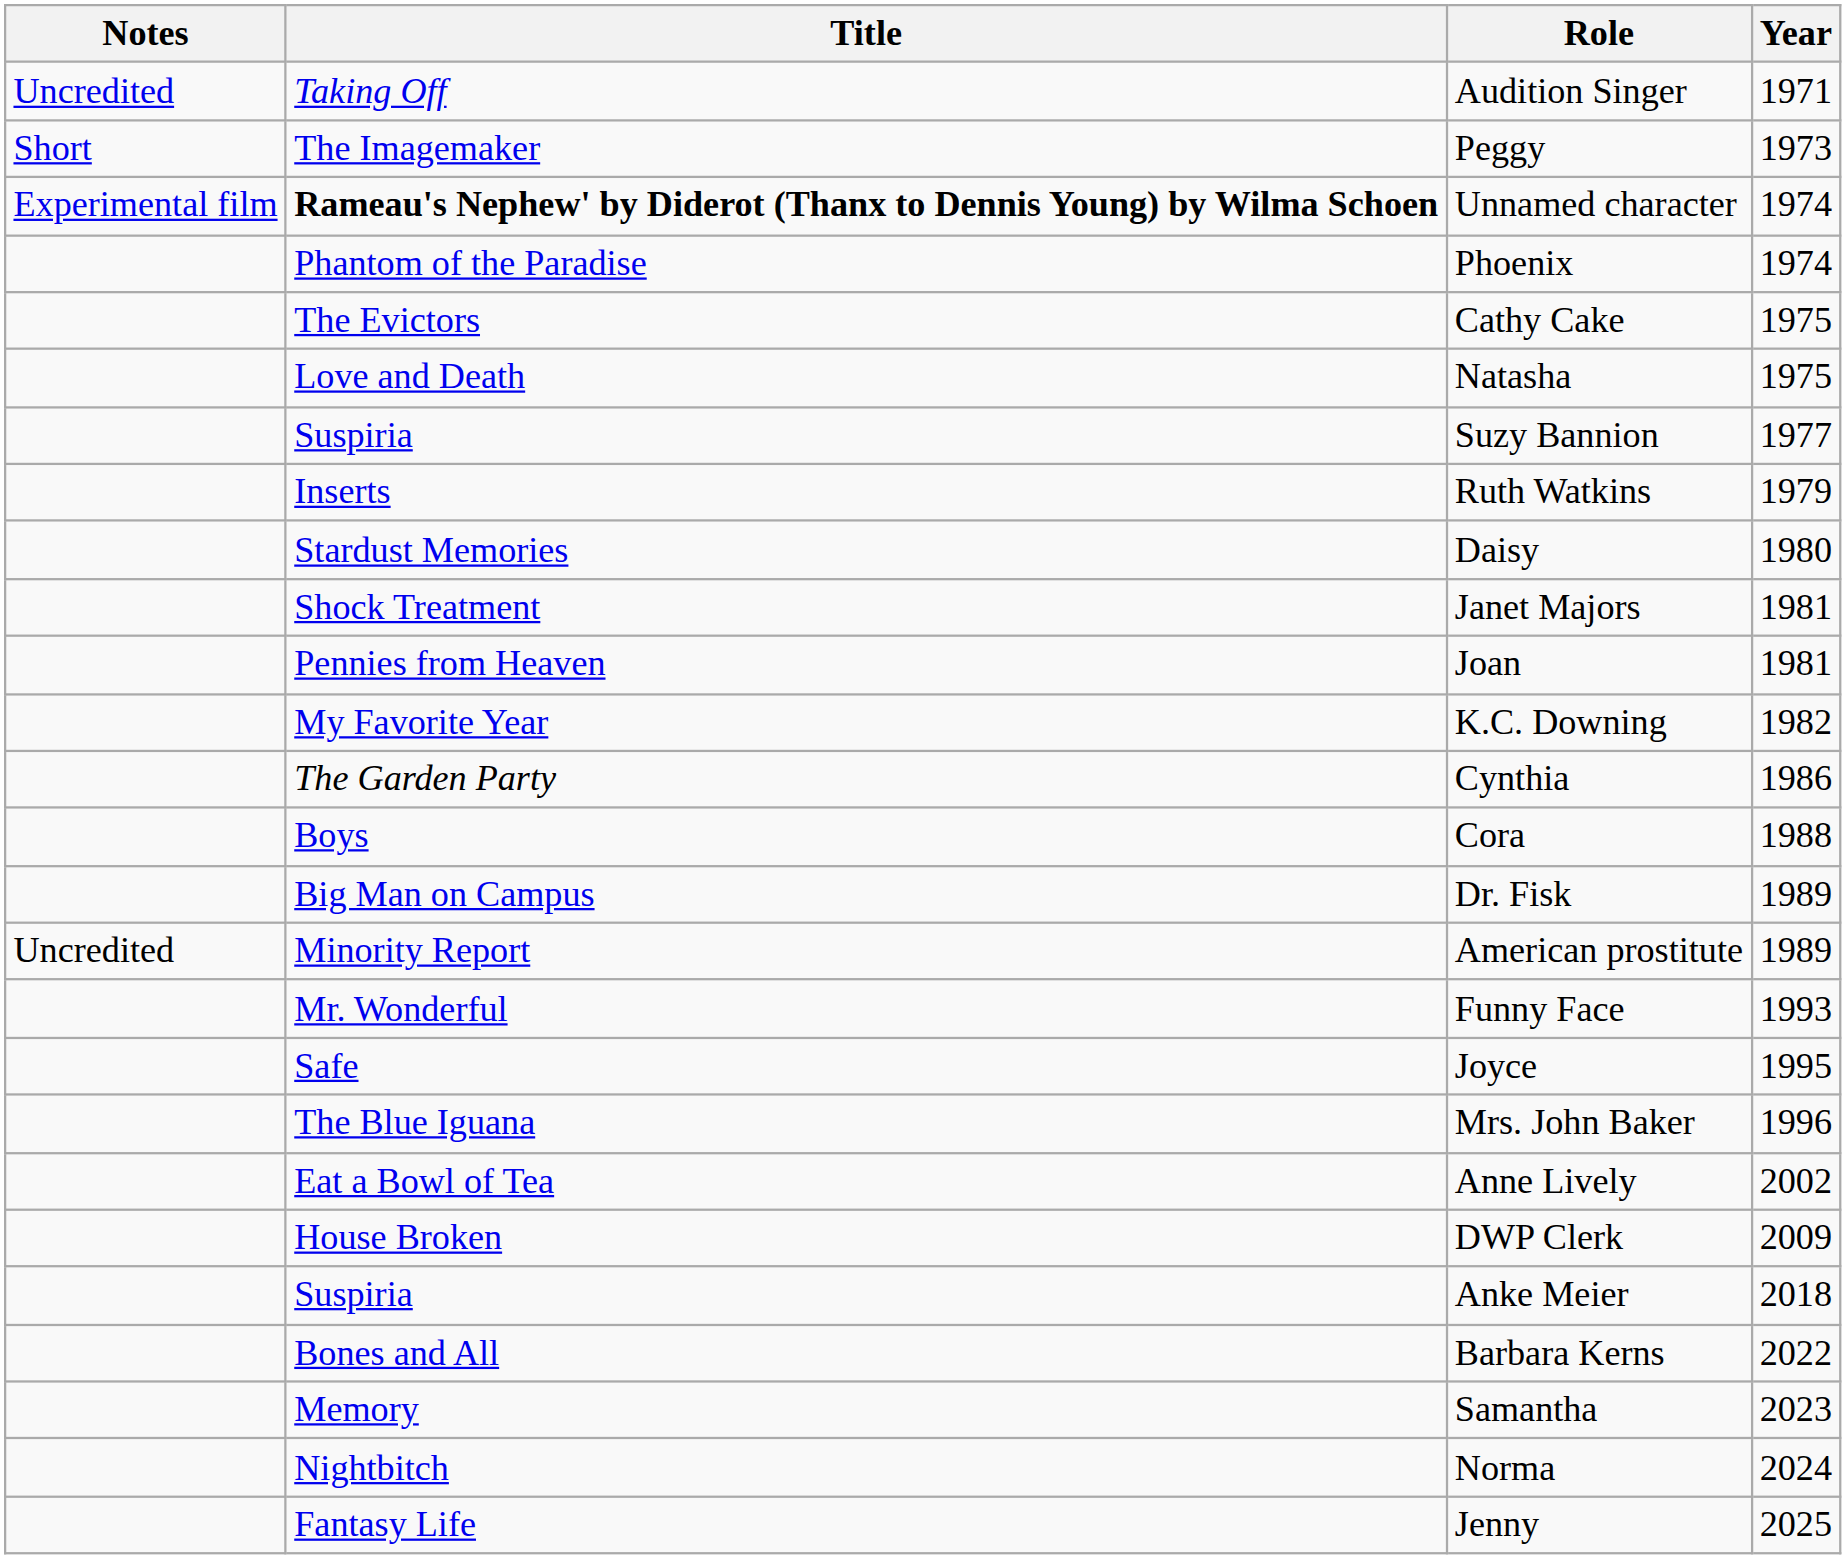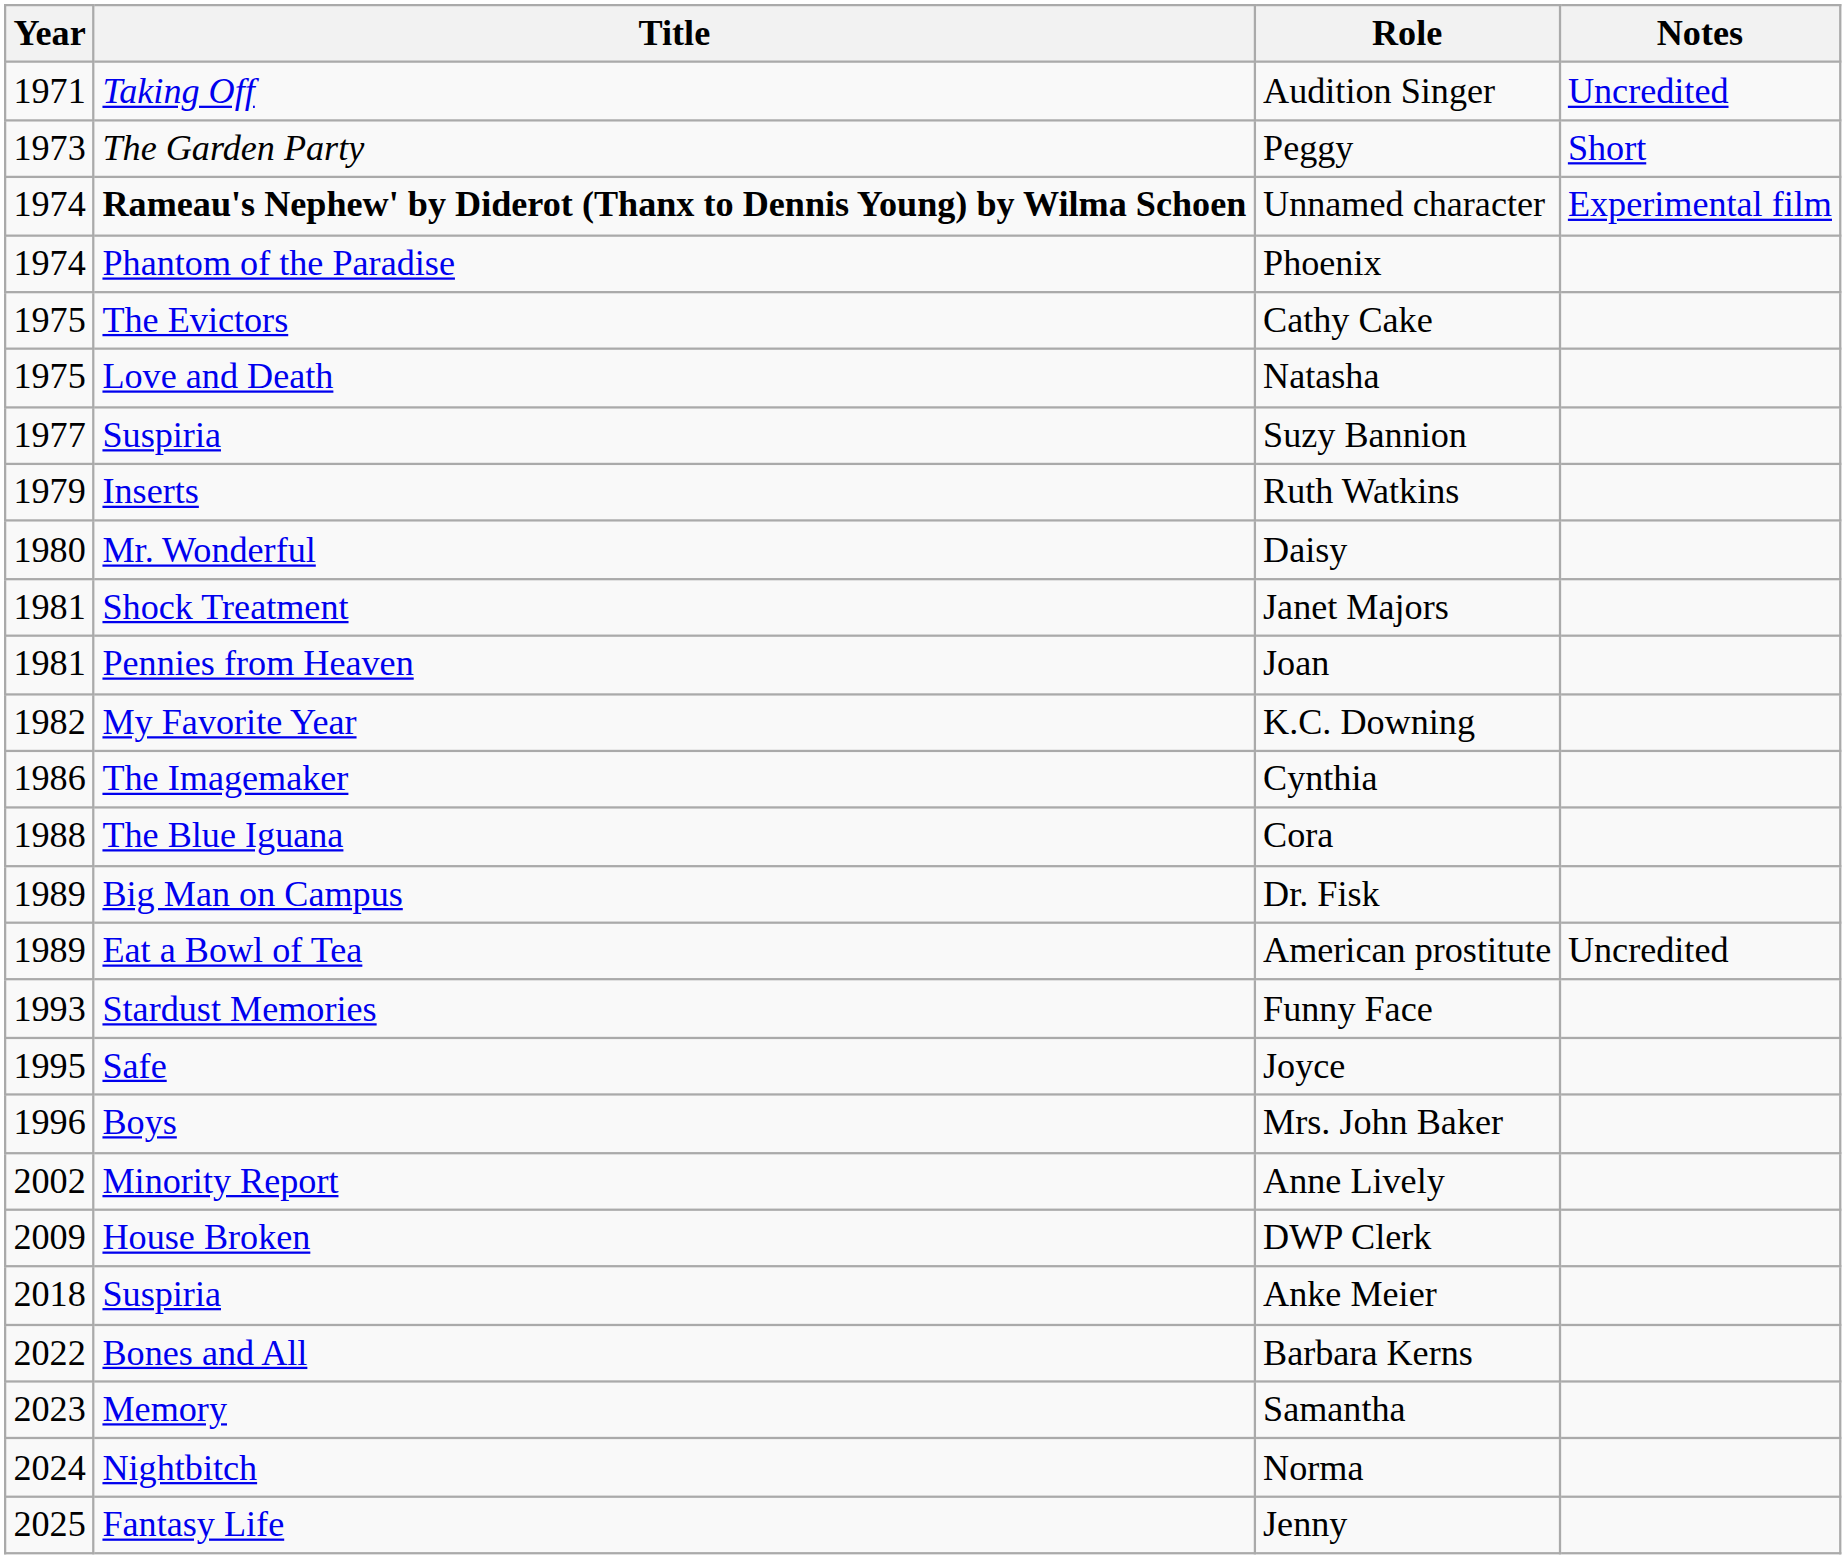columns swapped: (1796, 33) <-> (145, 33)
(417, 147) The Imagemaker -> (233, 147) The Garden Party
(431, 549) Stardust Memories -> (209, 549) Mr. Wonderful
(425, 778) The Garden Party -> (225, 778) The Imagemaker
(331, 836) Boys -> (223, 836) The Blue Iguana
(412, 950) Minority Report -> (232, 950) Eat a Bowl of Tea
(401, 1008) Mr. Wonderful -> (240, 1008) Stardust Memories
(415, 1122) The Blue Iguana -> (140, 1122) Boys
(424, 1180) Eat a Bowl of Tea -> (220, 1180) Minority Report
